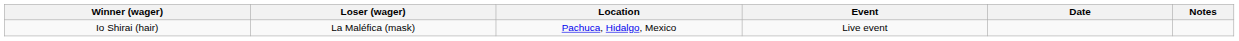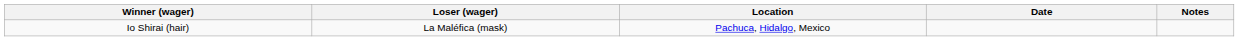- column: (865, 12)
